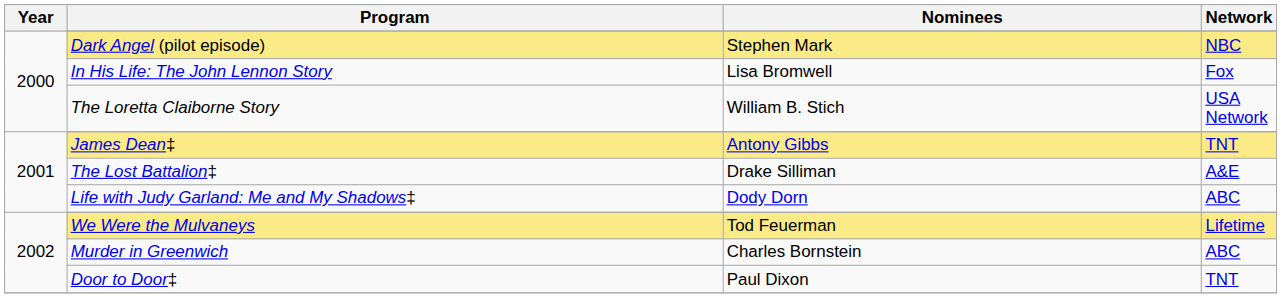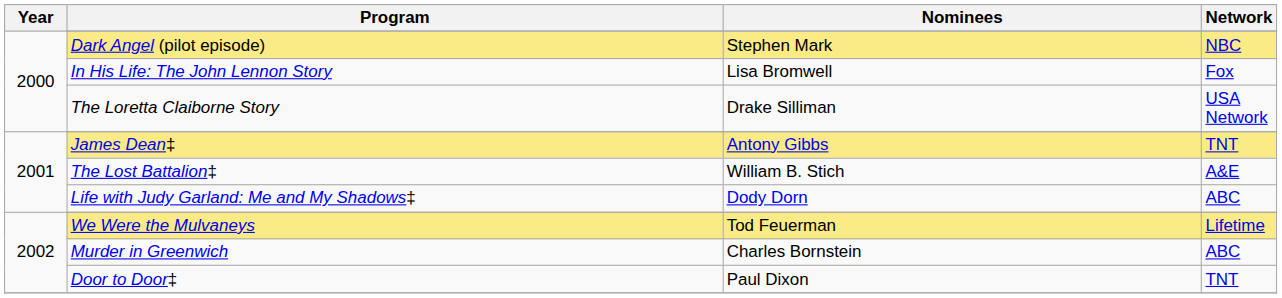(786, 108) William B. Stich -> (781, 108) Drake Silliman
(781, 171) Drake Silliman -> (786, 171) William B. Stich
